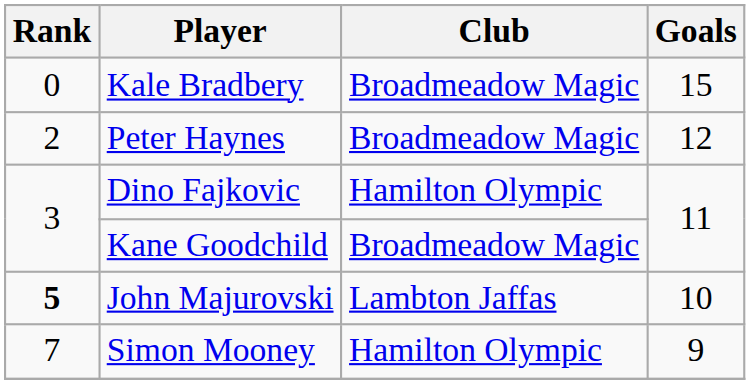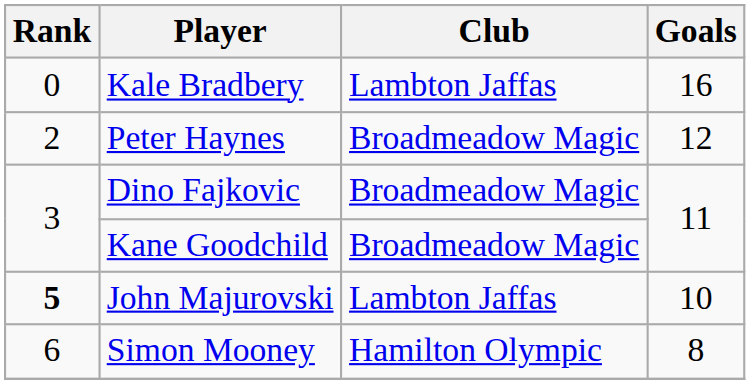(494, 84) Broadmeadow Magic -> (453, 84) Lambton Jaffas
(696, 84) 15 -> (696, 84) 16
(475, 191) Hamilton Olympic -> (494, 191) Broadmeadow Magic
(52, 350) 7 -> (52, 350) 6
(696, 350) 9 -> (696, 350) 8
